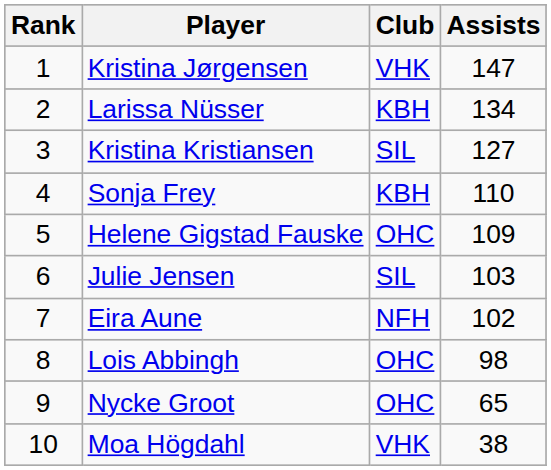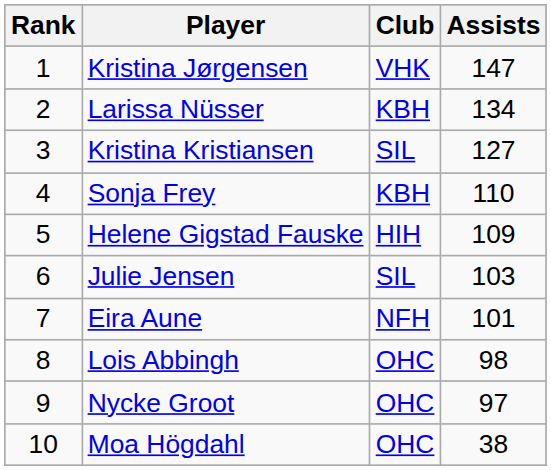(405, 234) OHC -> (398, 234) HIH
(493, 318) 102 -> (493, 318) 101
(493, 402) 65 -> (493, 402) 97
(403, 444) VHK -> (405, 444) OHC
